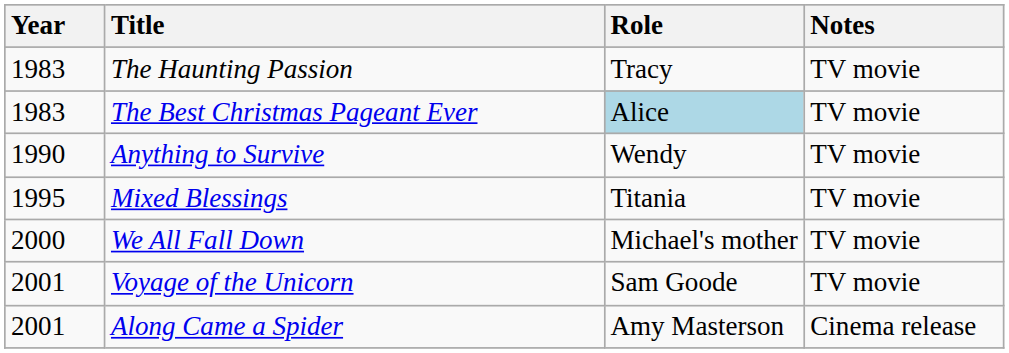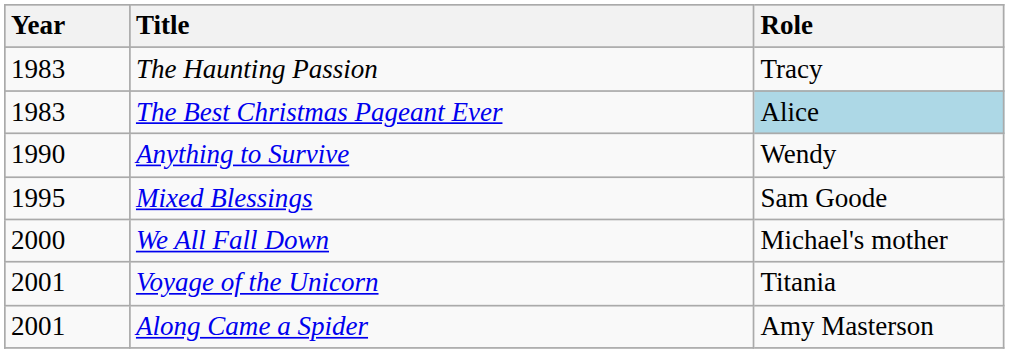- column: (843, 25)
(648, 197) Titania -> (824, 197) Sam Goode
(674, 283) Sam Goode -> (798, 283) Titania
